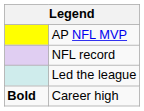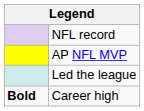rows swapped: (89, 34) <-> (83, 55)
